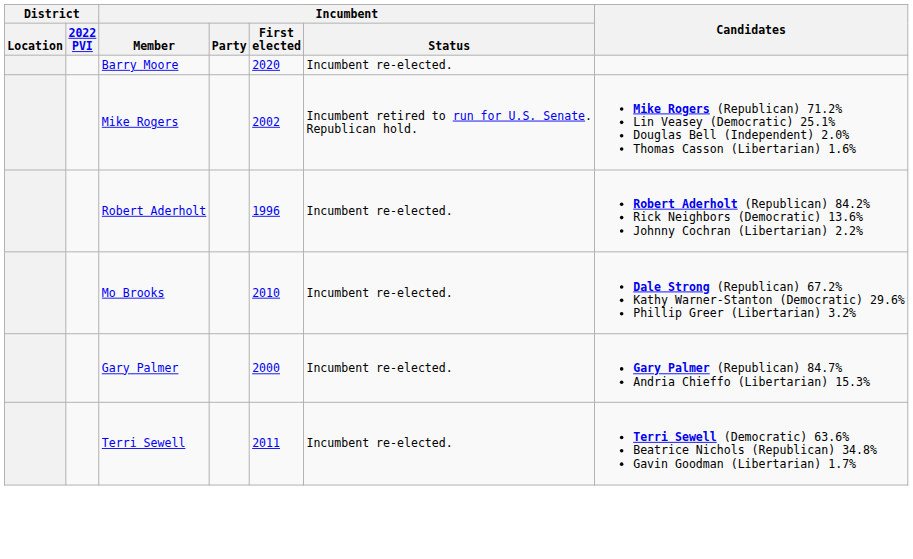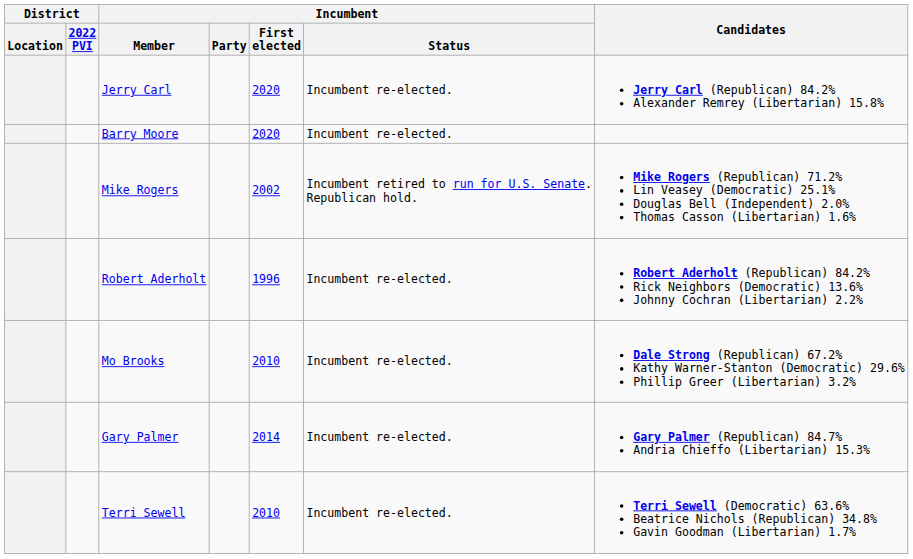+ row: (137, 90)
(266, 368) 2000 -> (266, 437) 2014
(266, 444) 2011 -> (266, 512) 2010
